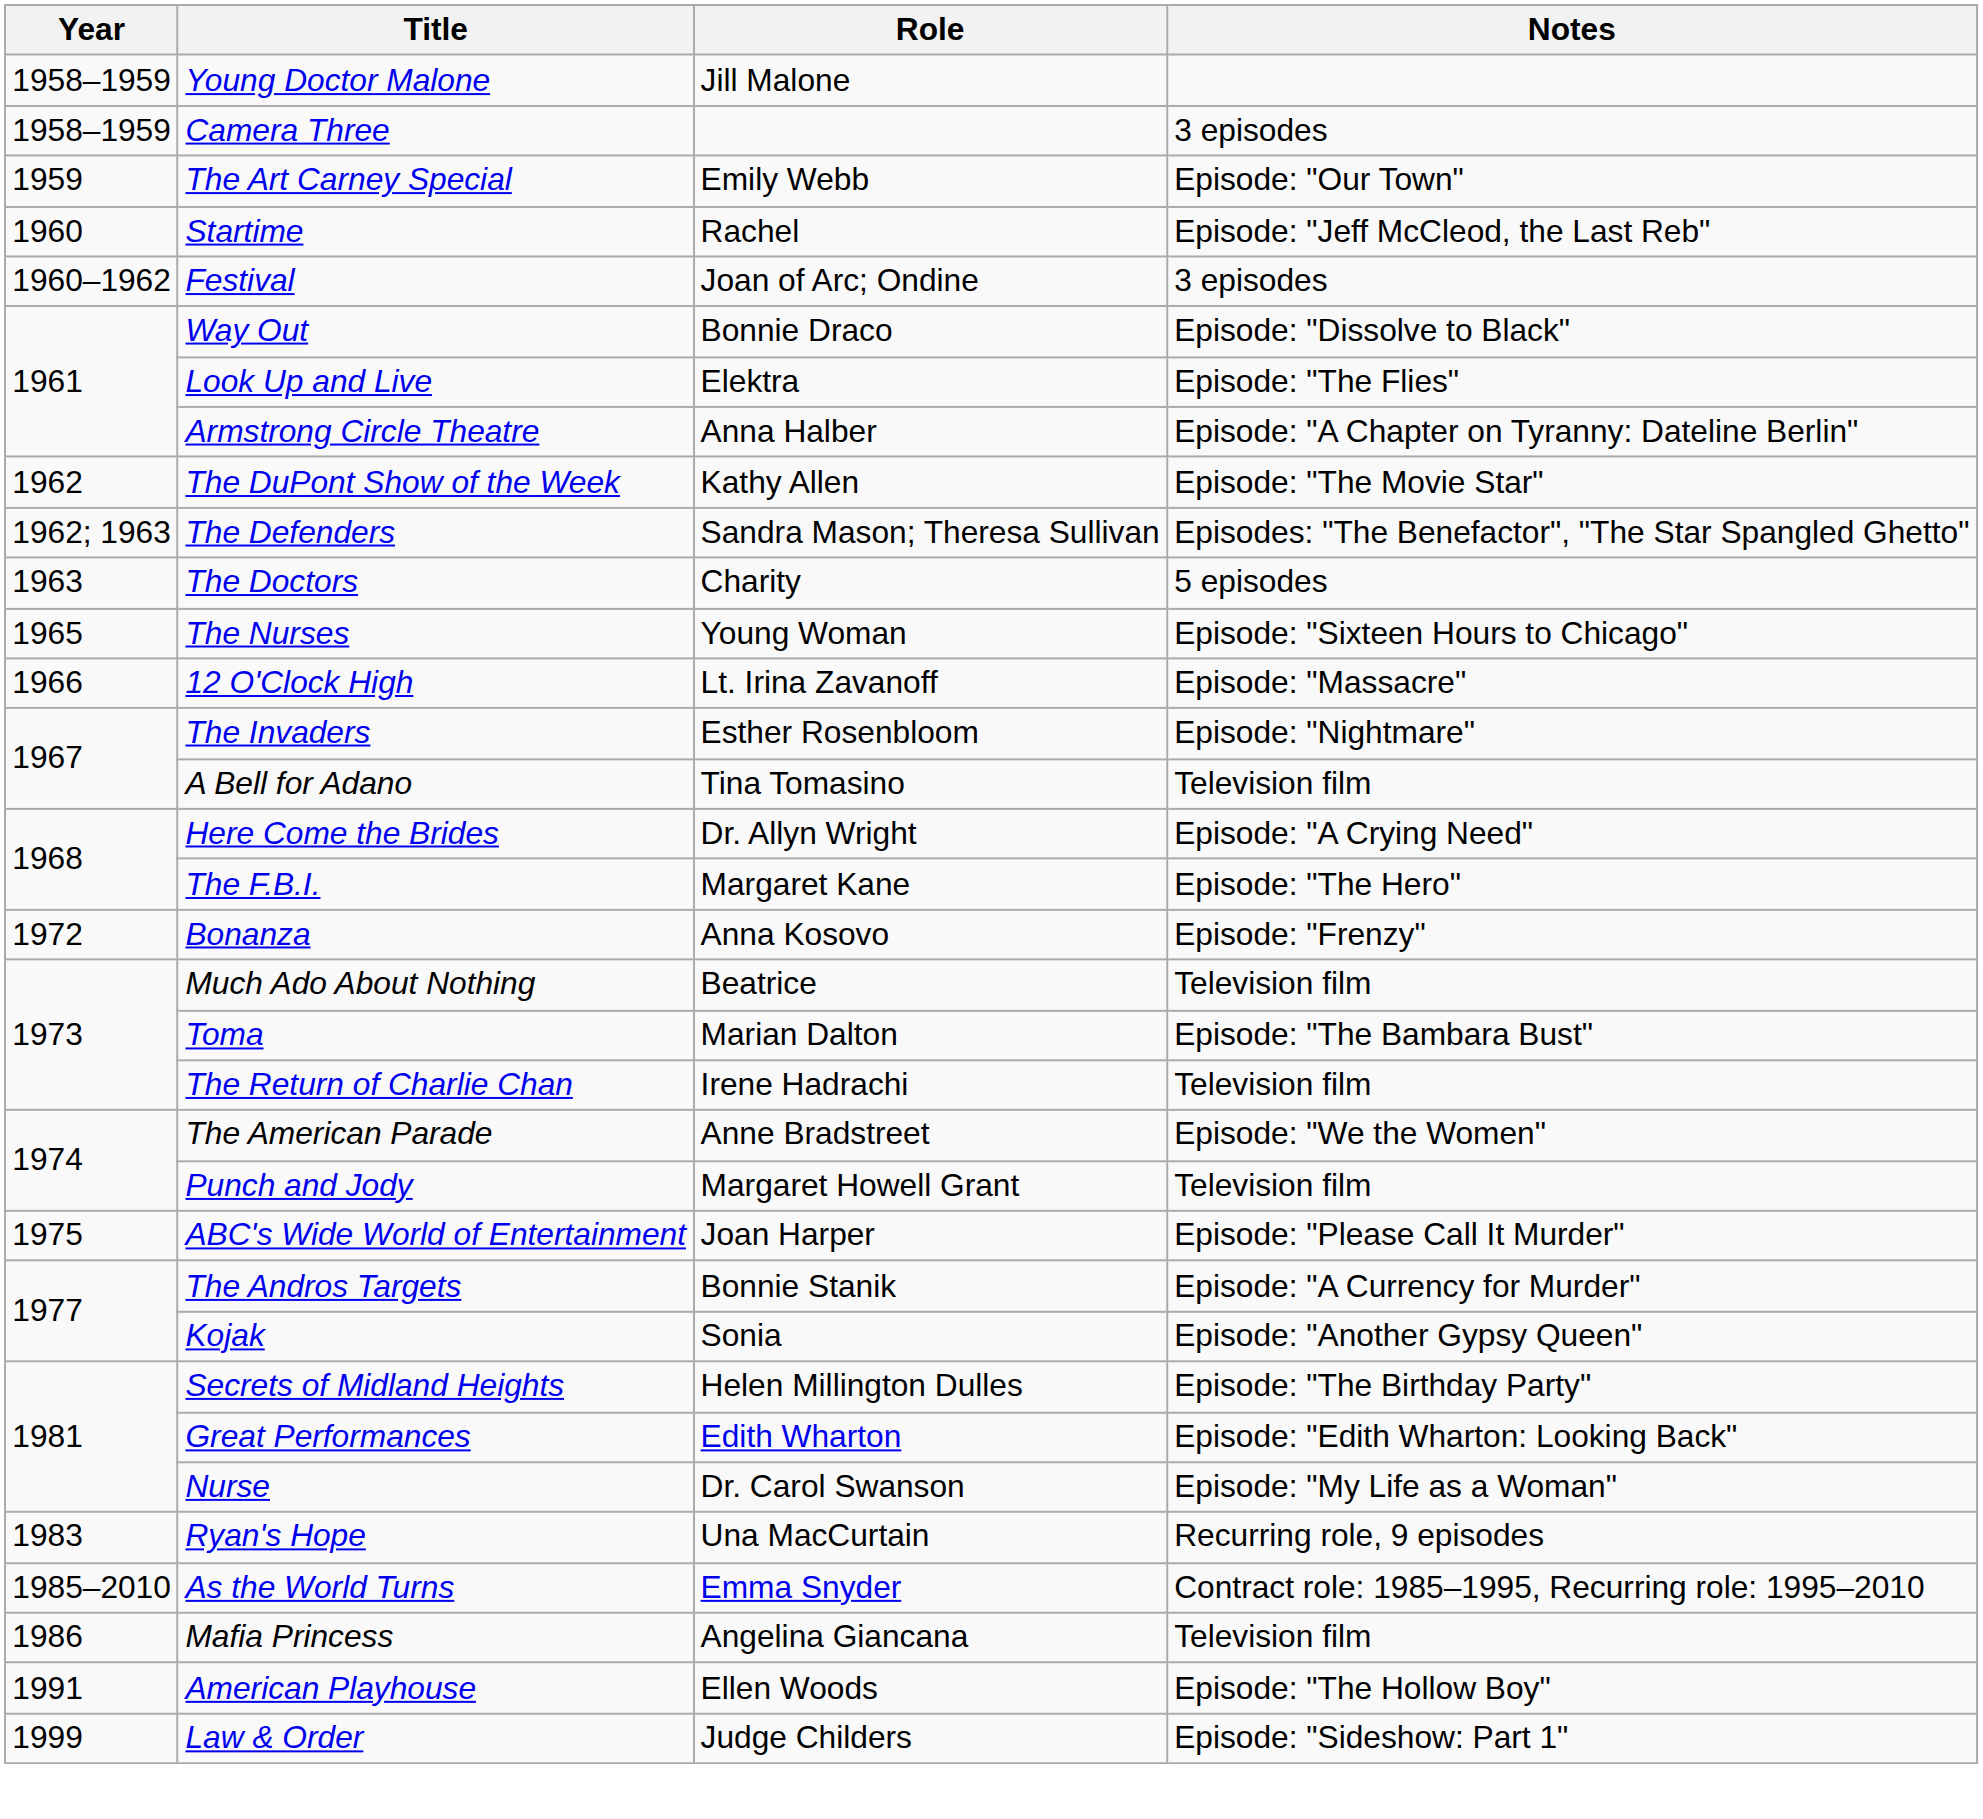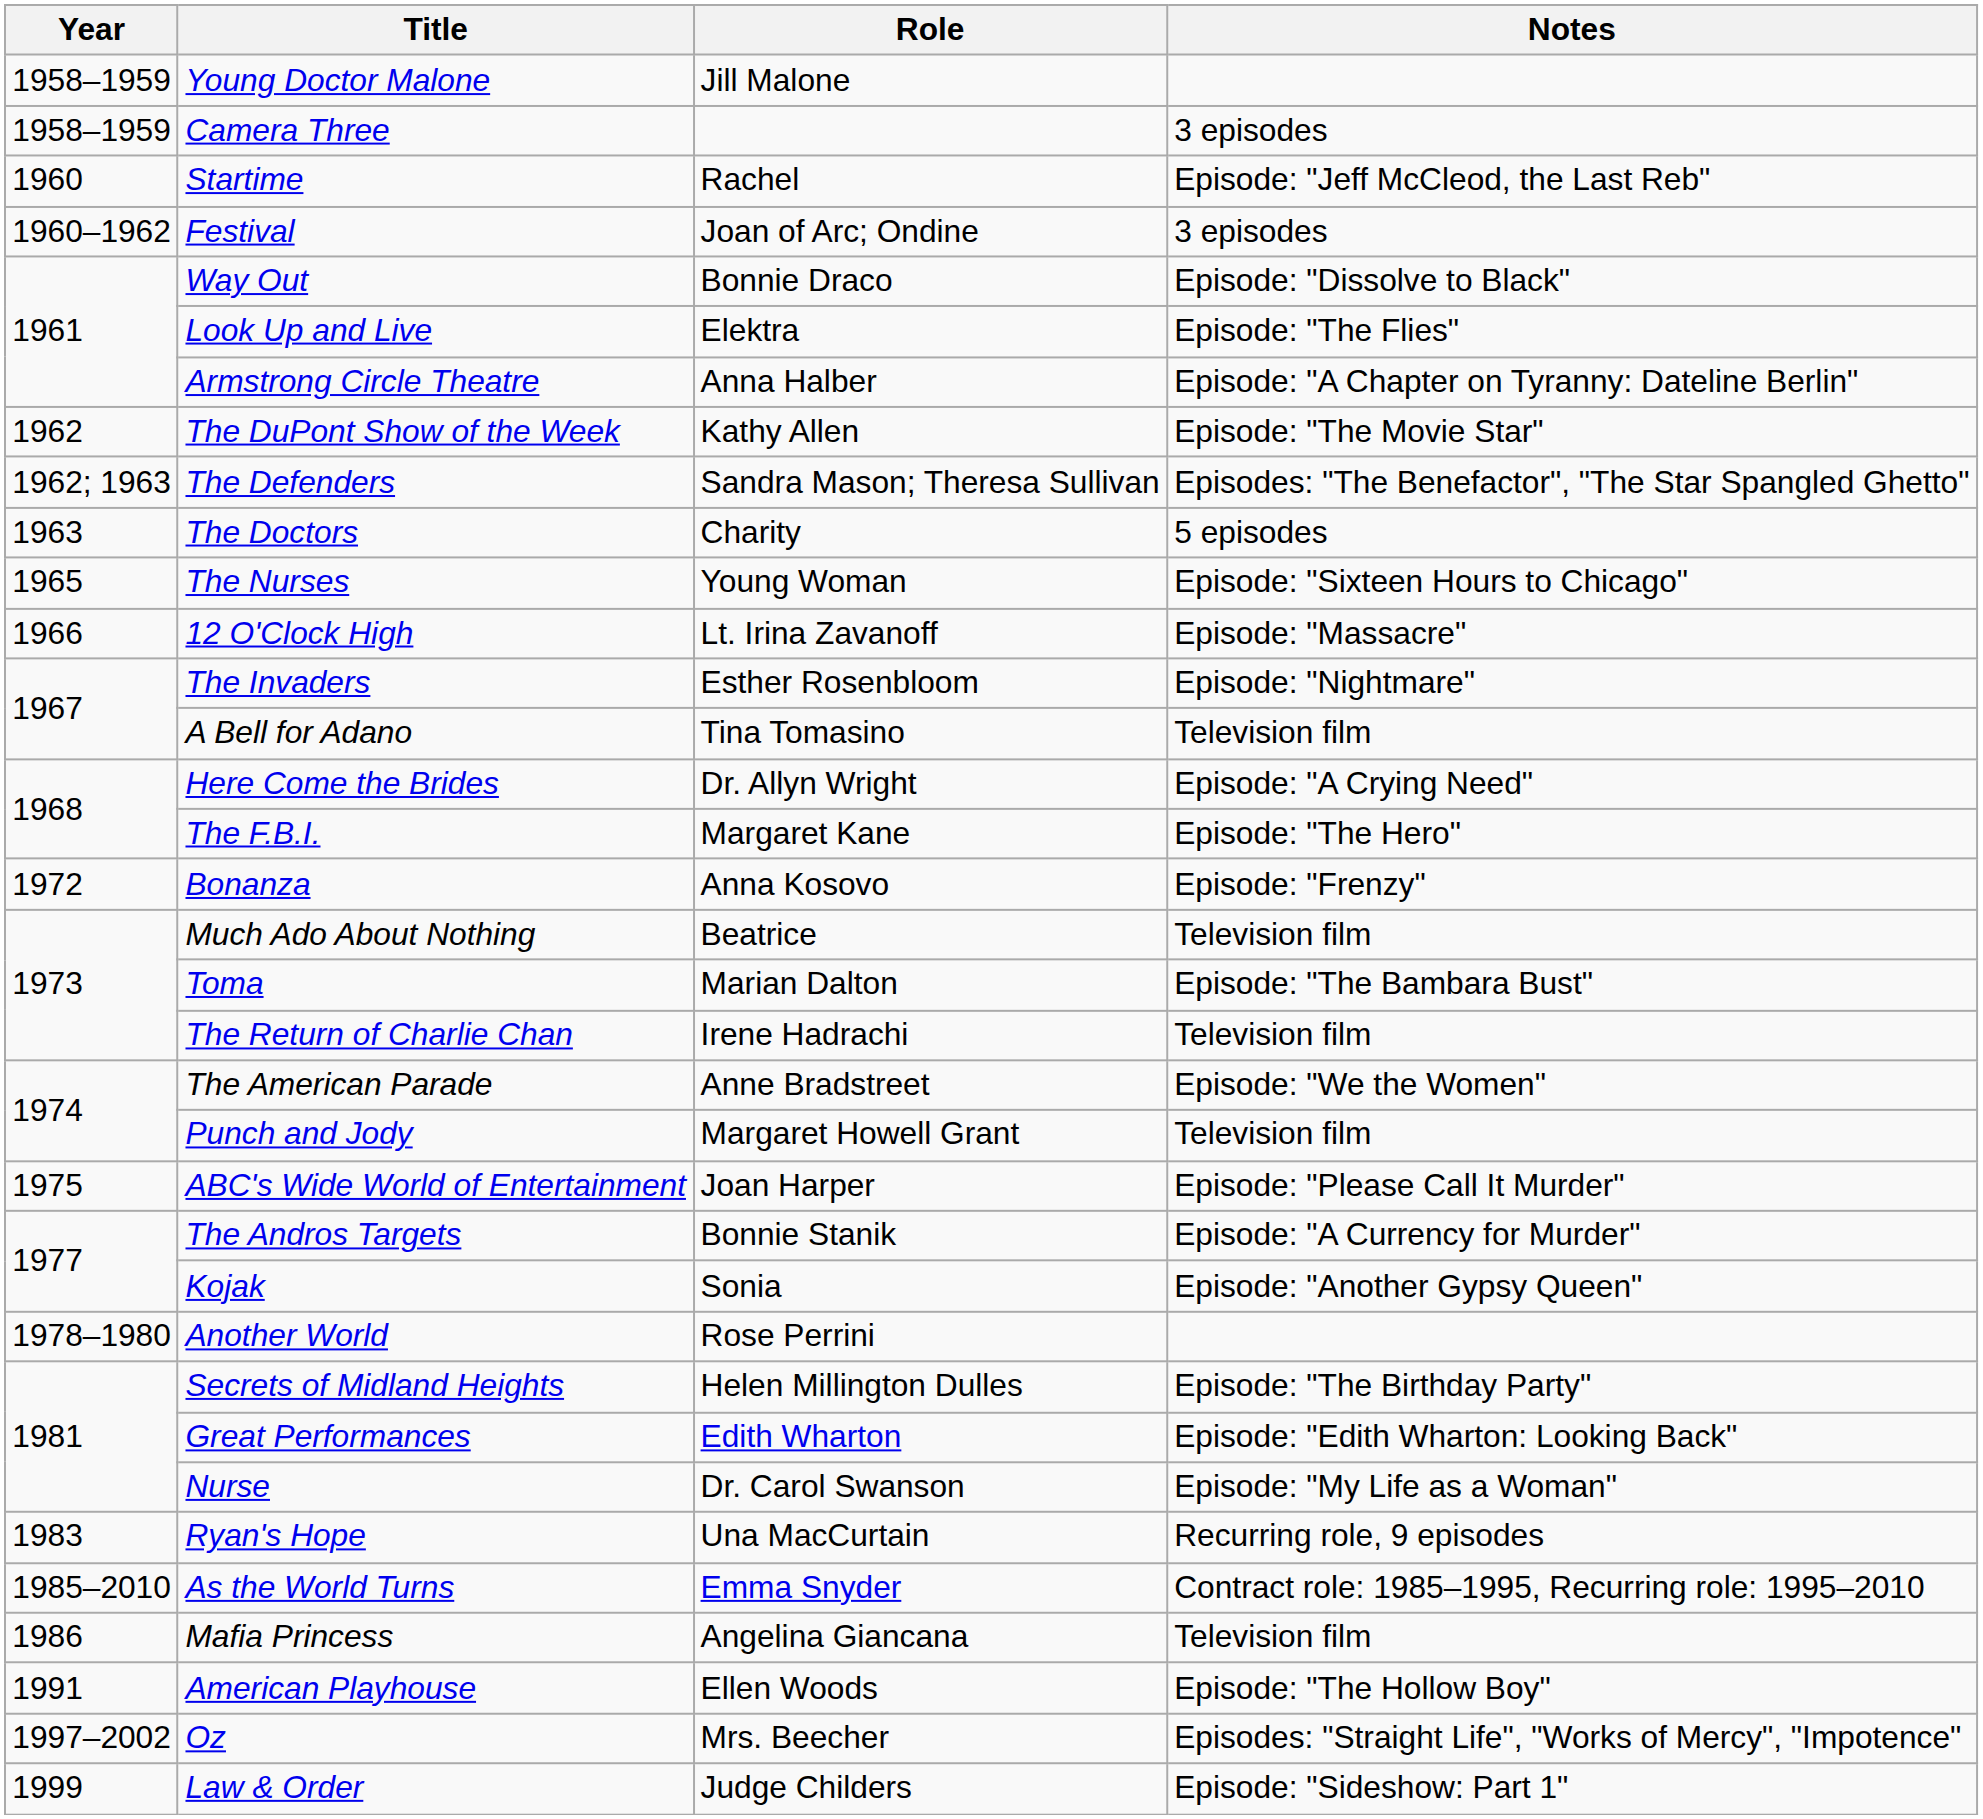- row: (349, 180)
+ row: (287, 1335)
+ row: (206, 1737)
